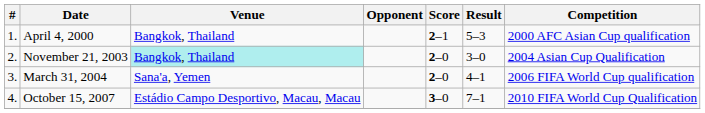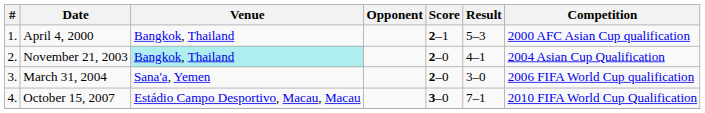(476, 56) 3–0 -> (476, 56) 4–1
(476, 77) 4–1 -> (476, 77) 3–0
